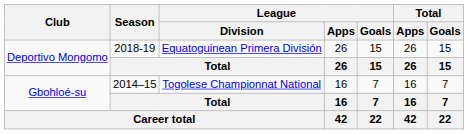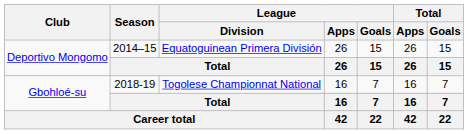(135, 48) 2018-19 -> (135, 48) 2014–15
(135, 84) 2014–15 -> (135, 84) 2018-19
